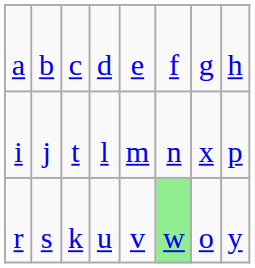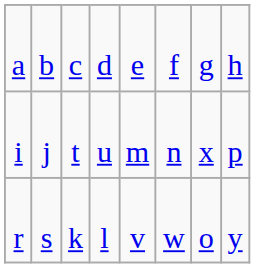(104, 152) l -> (104, 152) u
(104, 238) u -> (104, 238) l
(174, 238) lightgreen background -> (174, 238) no background
